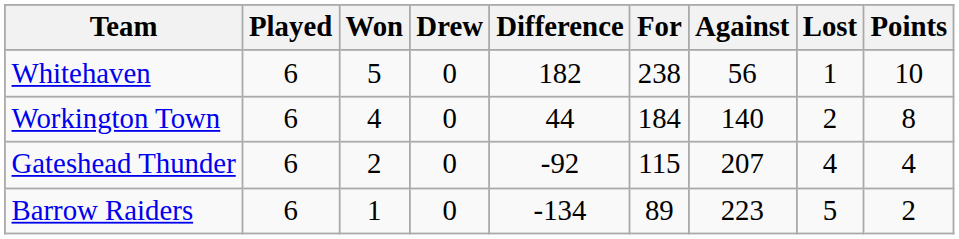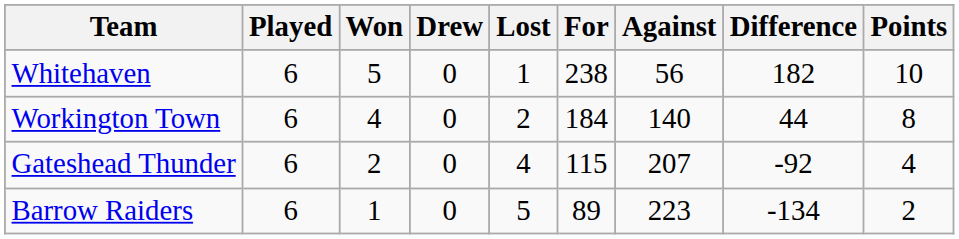columns swapped: (830, 27) <-> (560, 27)
